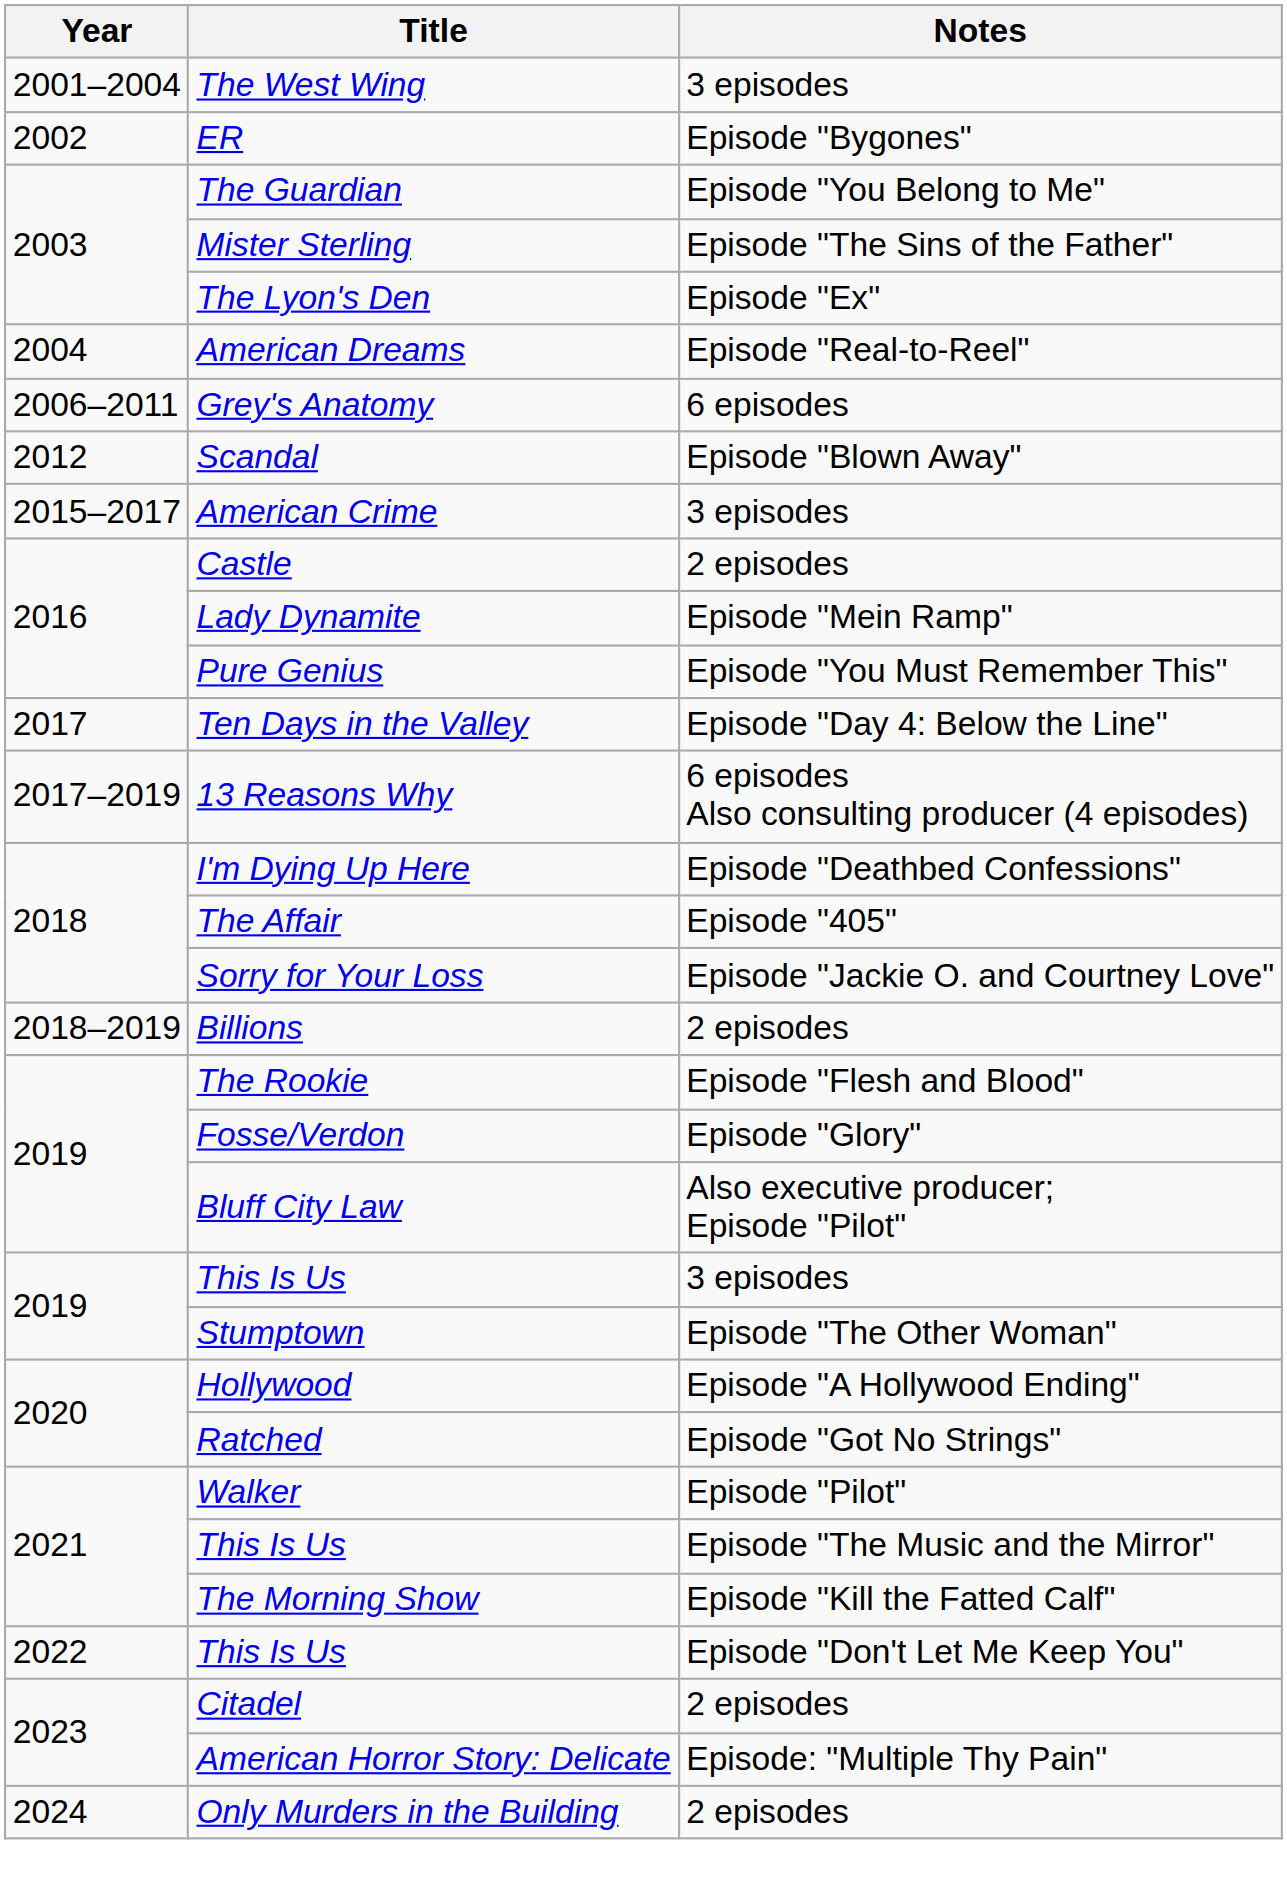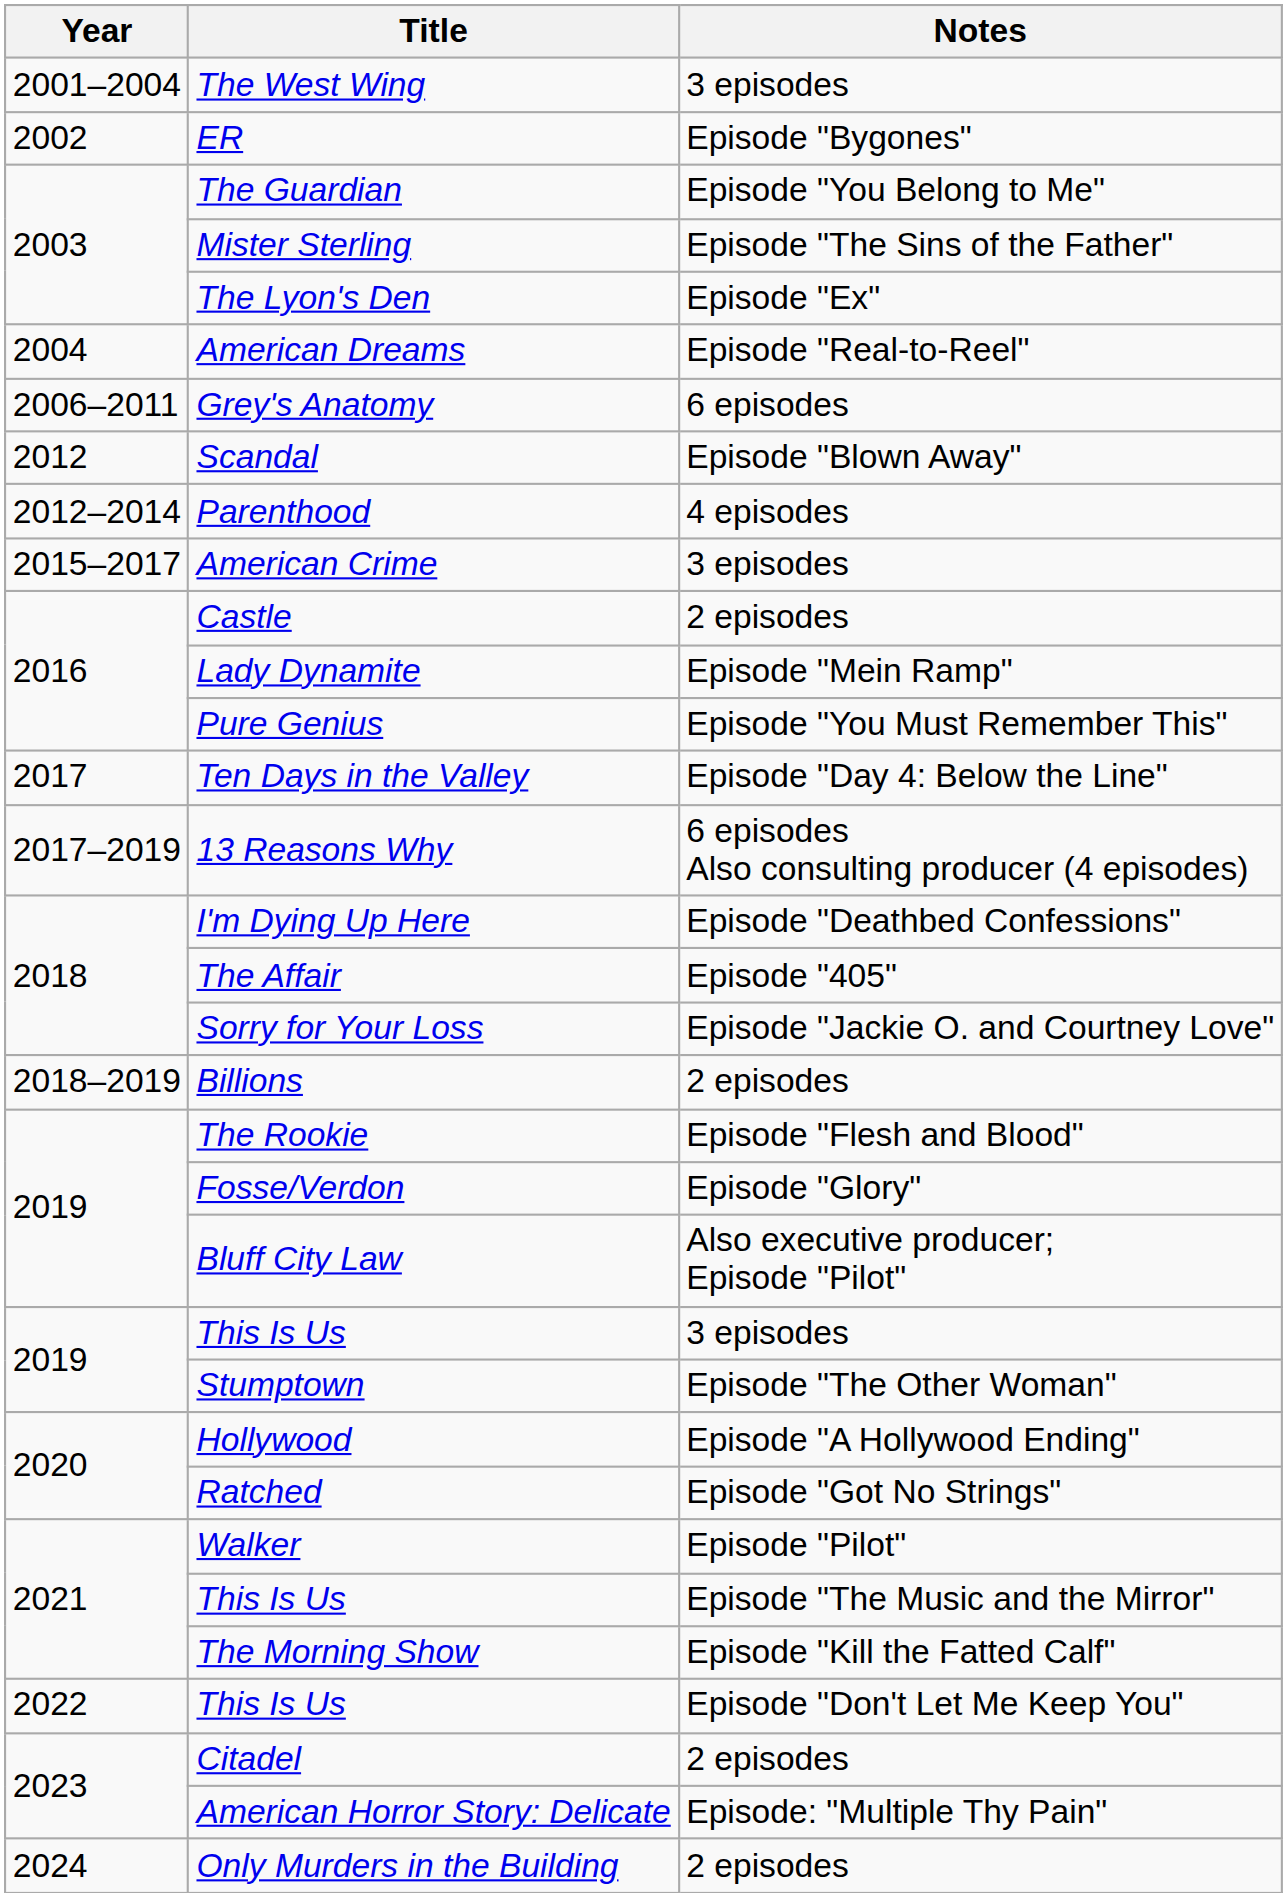+ row: (283, 510)
